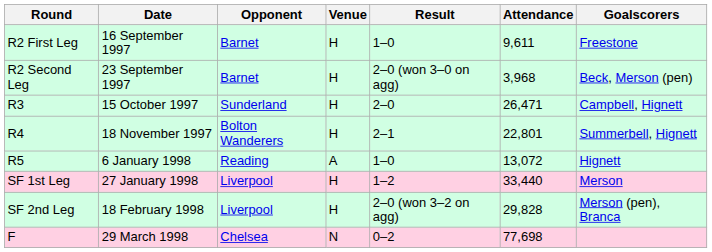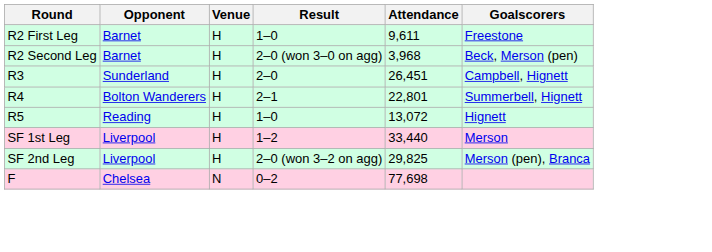- column: (158, 14)
(523, 105) 26,471 -> (408, 76) 26,451
(333, 161) A -> (217, 117) H
(523, 209) 29,828 -> (408, 158) 29,825
